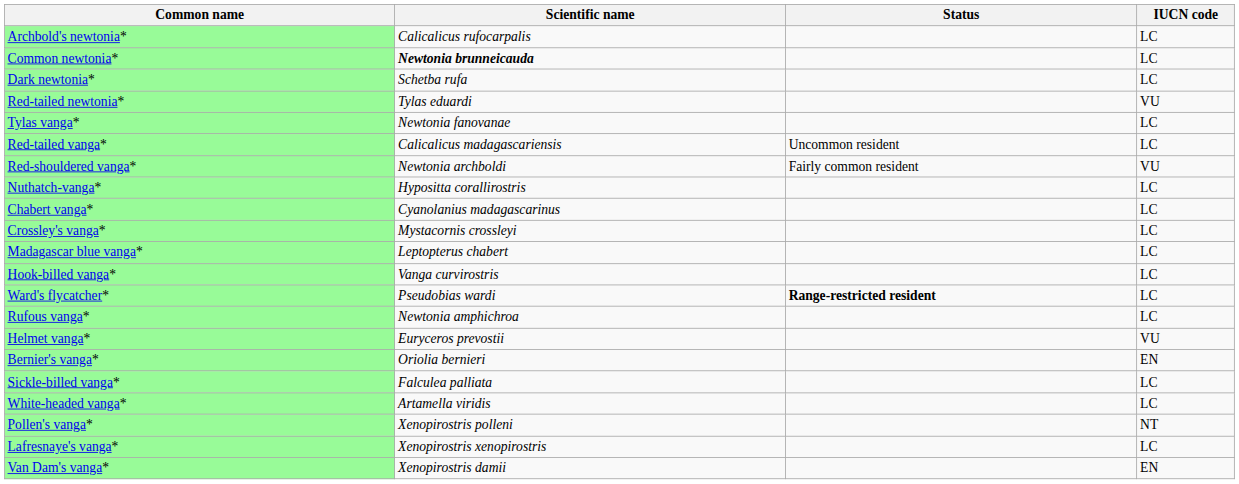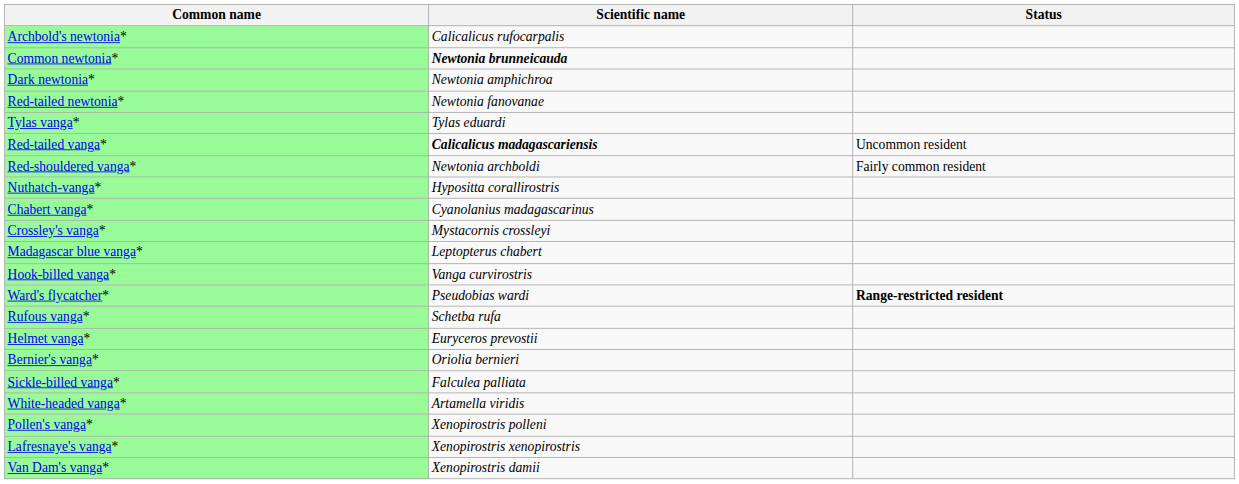- column: (1186, 15)
(433, 79) Schetba rufa -> (492, 79) Newtonia amphichroa
(435, 101) Tylas eduardi -> (488, 101) Newtonia fanovanae
(454, 123) Newtonia fanovanae -> (469, 123) Tylas eduardi
(480, 144) normal -> (515, 144) bold
(458, 317) Newtonia amphichroa -> (466, 317) Schetba rufa
